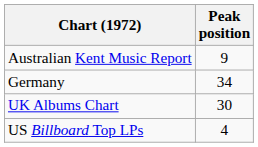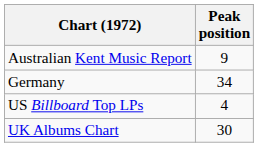rows swapped: (76, 130) <-> (63, 105)
